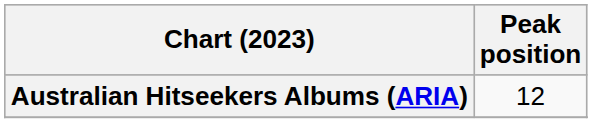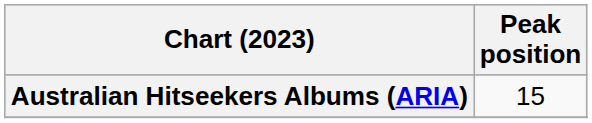(531, 95) 12 -> (531, 95) 15
